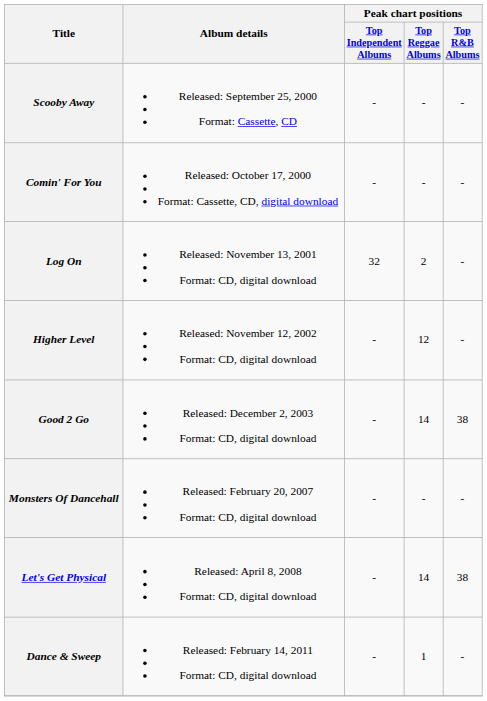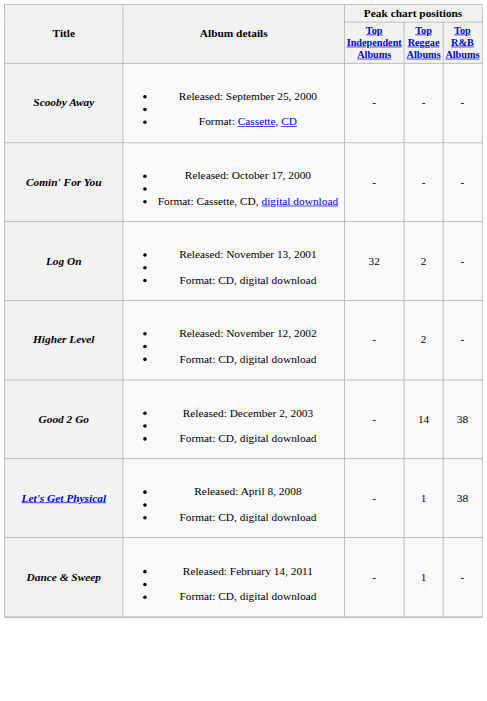(424, 340) 12 -> (424, 340) 2
- row: (64, 498)
(424, 577) 14 -> (424, 498) 1
